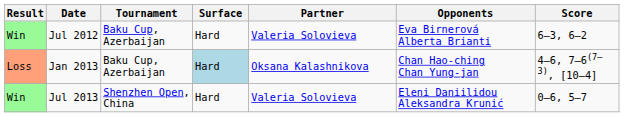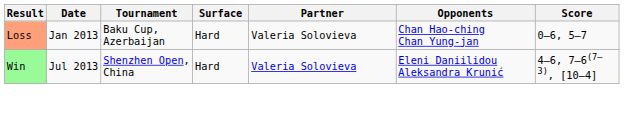- row: (74, 35)
(207, 67) lightblue background -> (207, 35) no background
(310, 67) Oksana Kalashnikova -> (304, 35) Valeria Solovieva
(570, 67) 4–6, 7–6(7–3), [10–4] -> (562, 35) 0–6, 5–7
(562, 98) 0–6, 5–7 -> (570, 67) 4–6, 7–6(7–3), [10–4]
